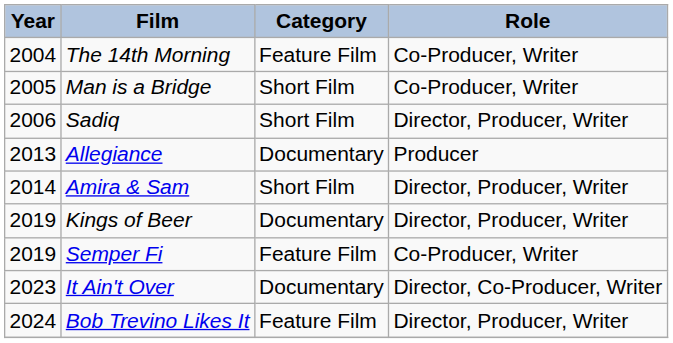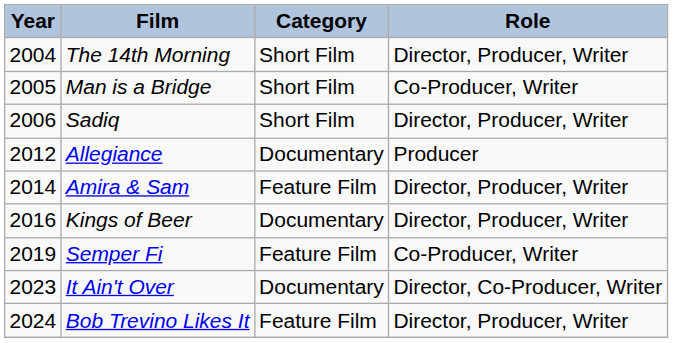(318, 54) Feature Film -> (307, 54) Short Film
(486, 54) Co-Producer, Writer -> (511, 54) Director, Producer, Writer
(33, 154) 2013 -> (33, 154) 2012
(307, 187) Short Film -> (318, 187) Feature Film
(33, 220) 2019 -> (33, 220) 2016
